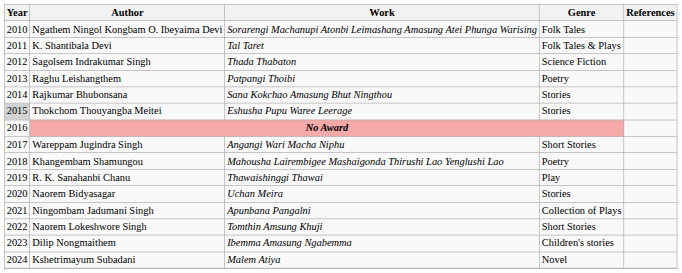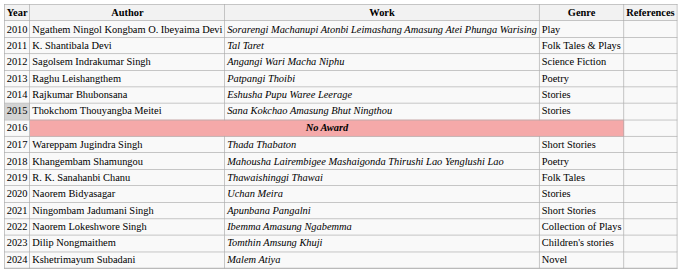(563, 29) Folk Tales -> (551, 29) Play
(262, 62) Thada Thabaton -> (286, 62) Angangi Wari Macha Niphu
(310, 95) Sana Kokchao Amasung Bhut Ningthou -> (290, 95) Eshusha Pupu Waree Leerage
(290, 111) Eshusha Pupu Waree Leerage -> (310, 111) Sana Kokchao Amasung Bhut Ningthou
(286, 144) Angangi Wari Macha Niphu -> (262, 144) Thada Thabaton
(551, 177) Play -> (563, 177) Folk Tales
(582, 210) Collection of Plays -> (569, 210) Short Stories
(275, 227) Tomthin Amsung Khuji -> (289, 227) Ibemma Amasung Ngabemma
(569, 227) Short Stories -> (582, 227) Collection of Plays
(289, 243) Ibemma Amasung Ngabemma -> (275, 243) Tomthin Amsung Khuji
